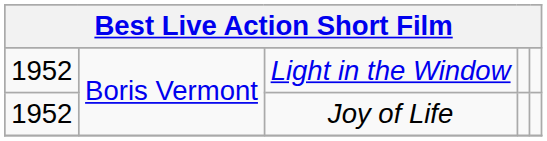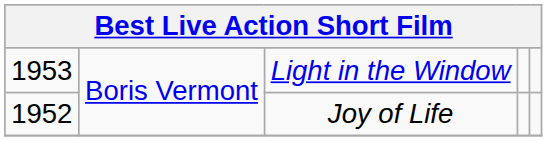(42, 69) 1952 -> (42, 69) 1953
